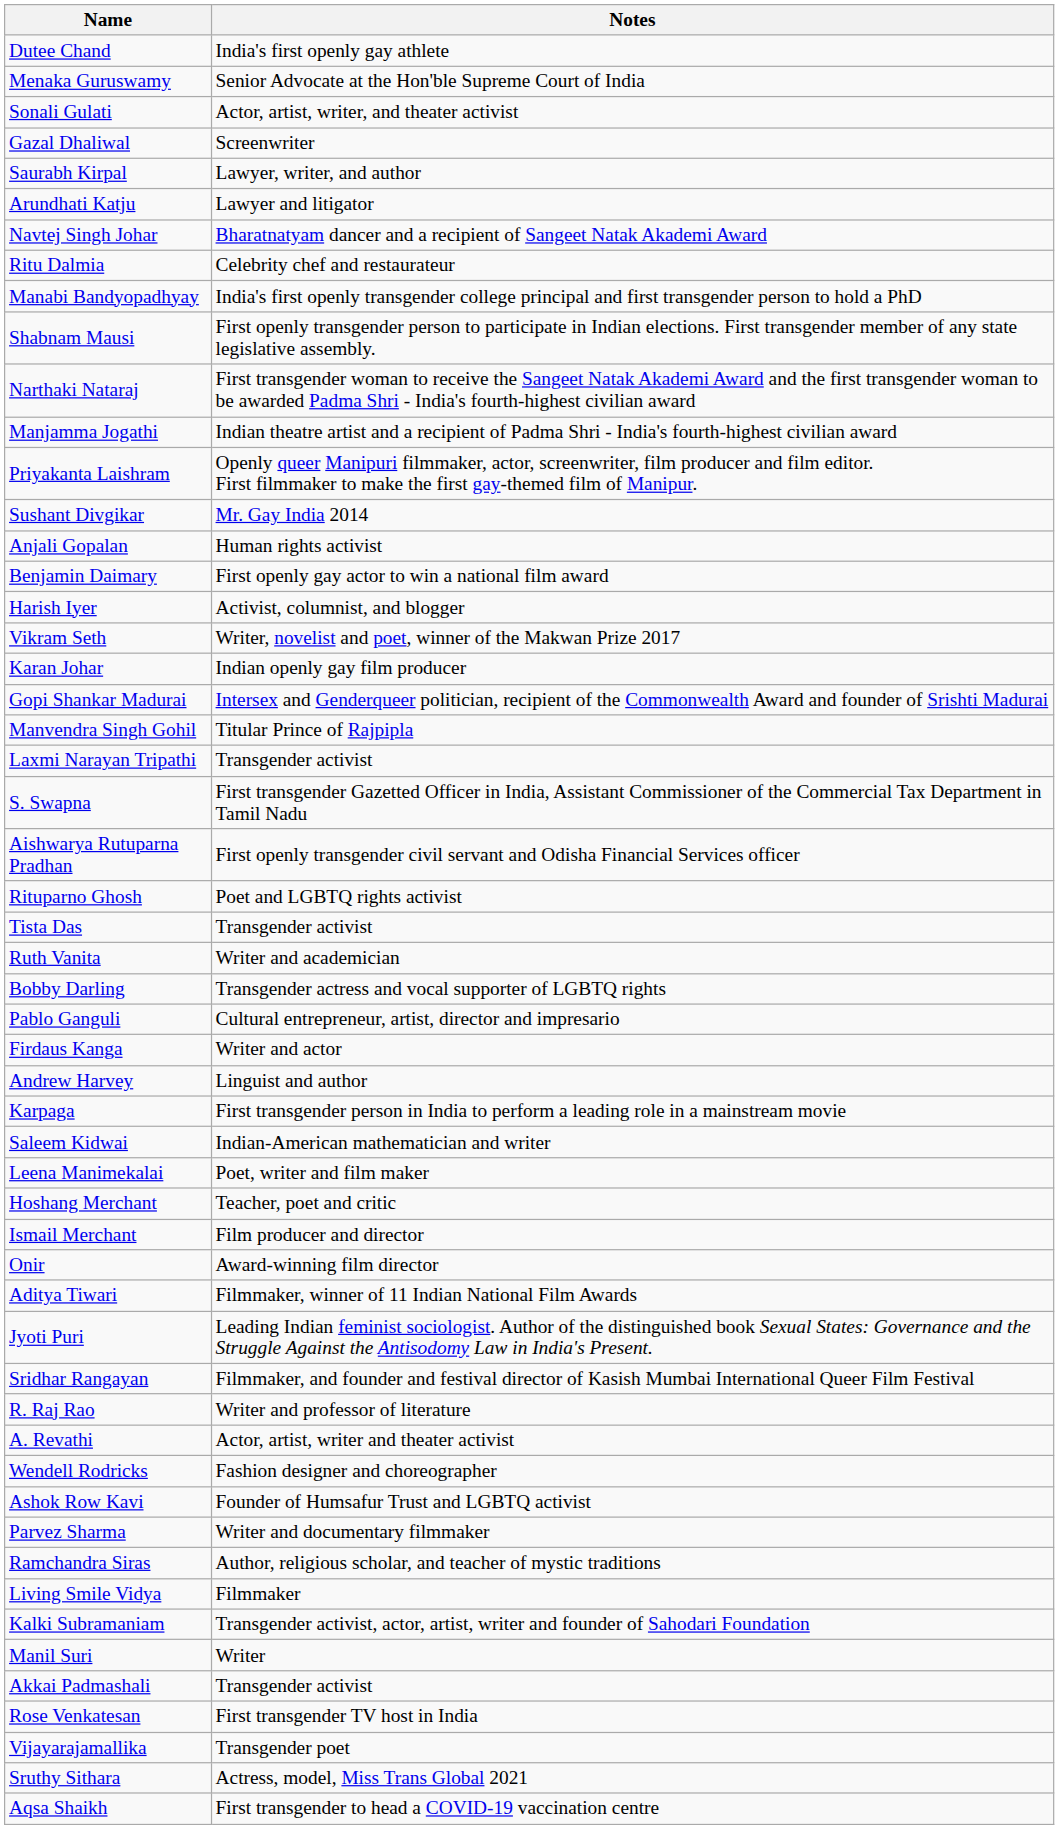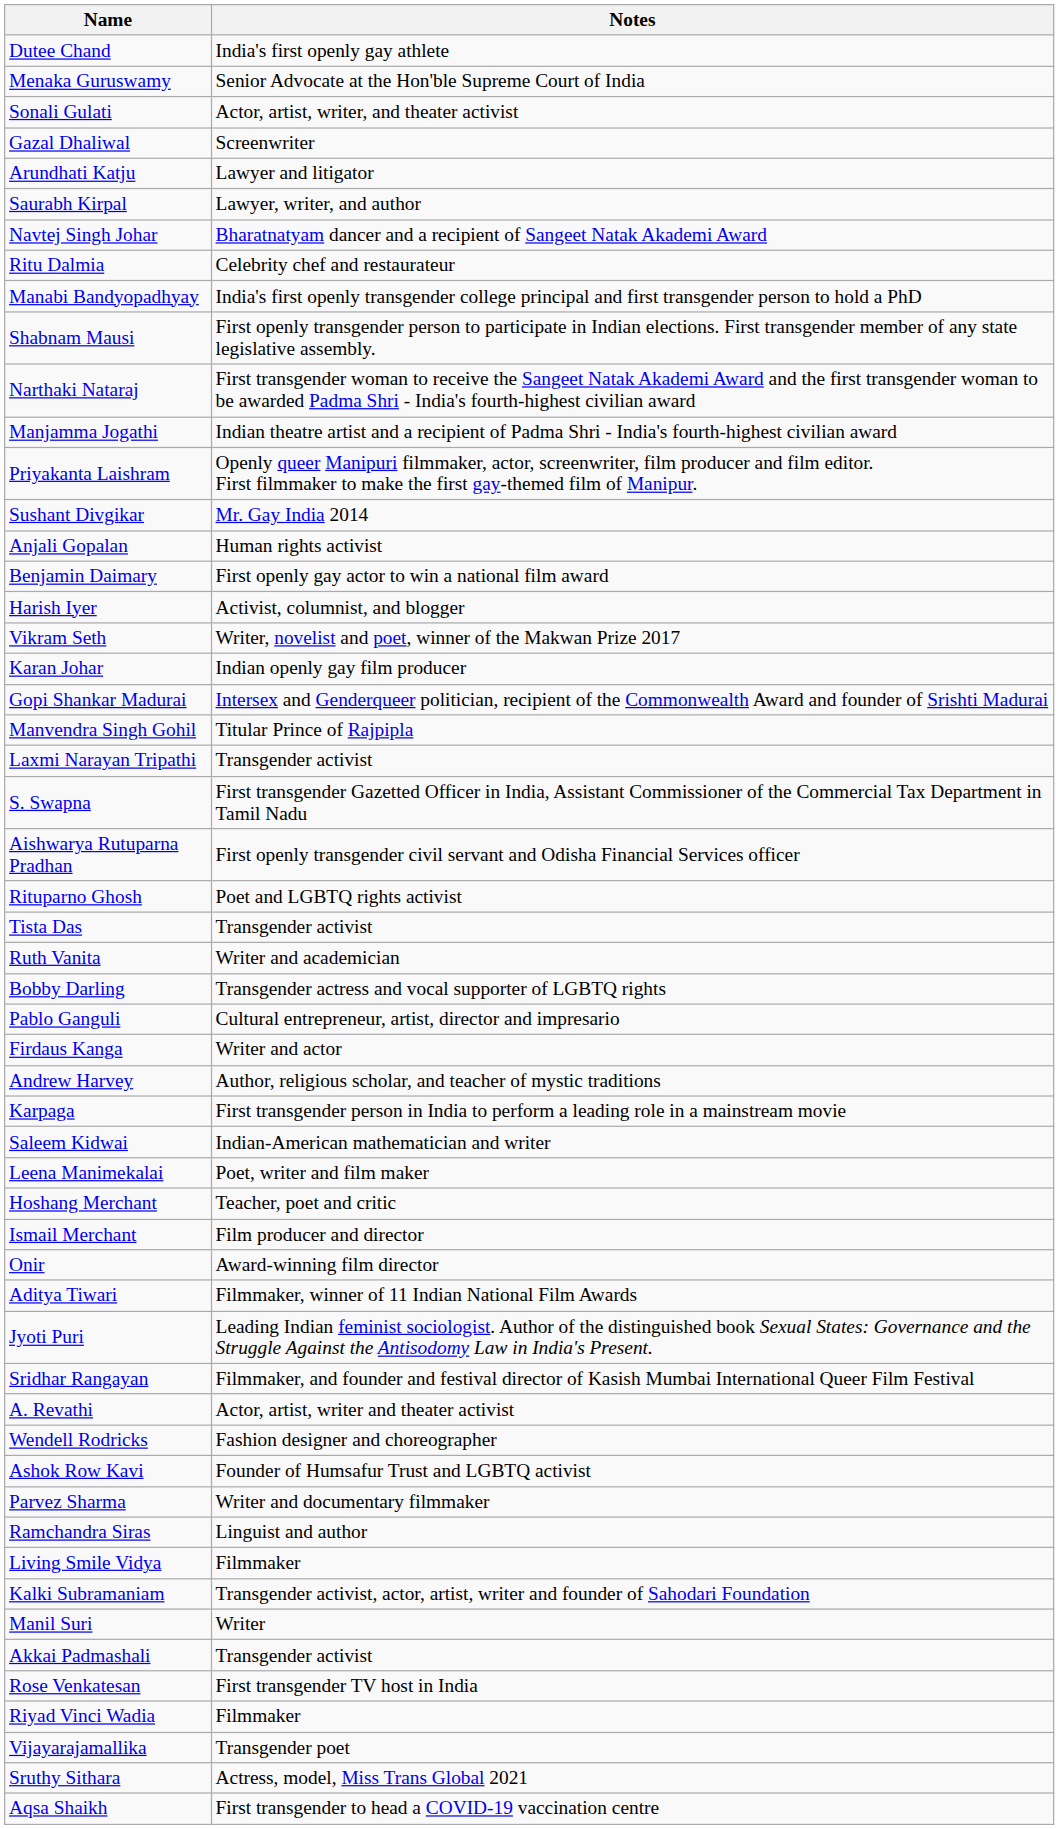rows swapped: (72, 204) <-> (68, 173)
(291, 1080) Linguist and author -> (438, 1080) Author, religious scholar, and teacher of mystic traditions
- row: (52, 1409)
(438, 1562) Author, religious scholar, and teacher of mystic traditions -> (291, 1532) Linguist and author
+ row: (82, 1716)
